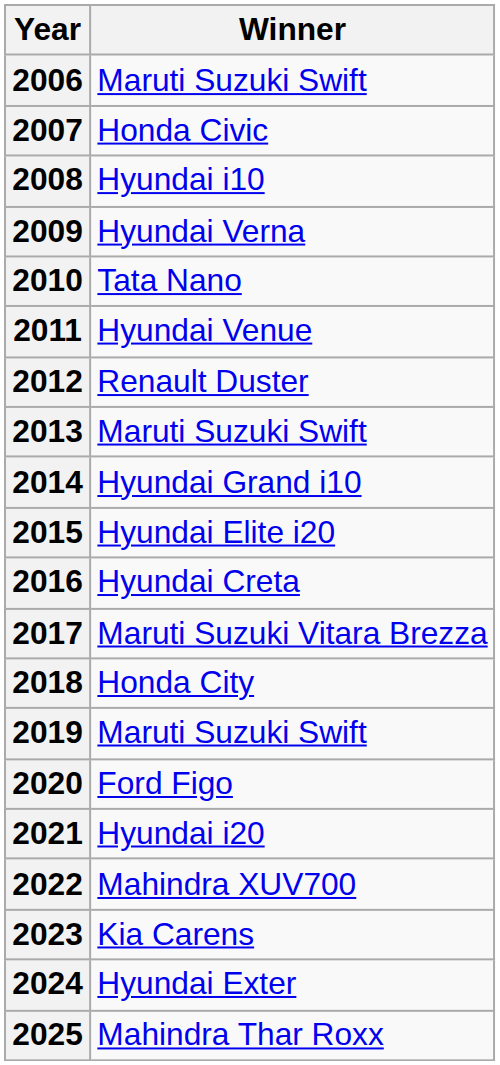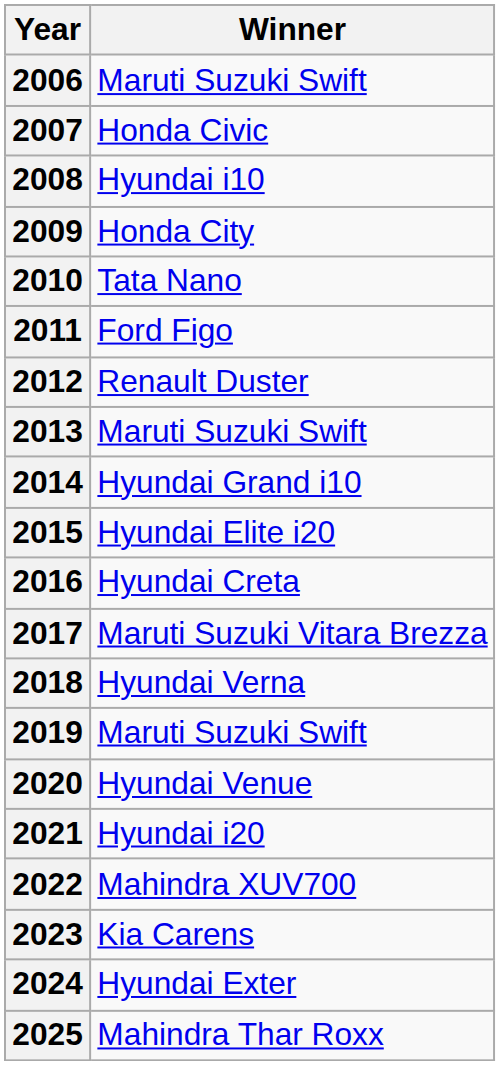(201, 230) Hyundai Verna -> (176, 230) Honda City
(205, 331) Hyundai Venue -> (165, 331) Ford Figo
(176, 682) Honda City -> (201, 682) Hyundai Verna
(165, 783) Ford Figo -> (205, 783) Hyundai Venue
